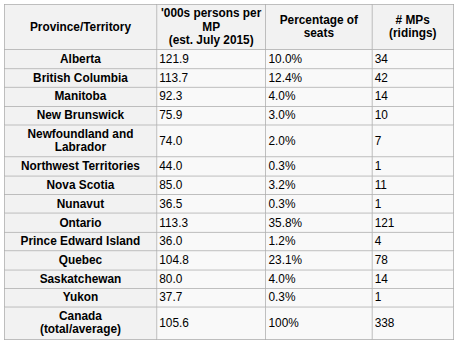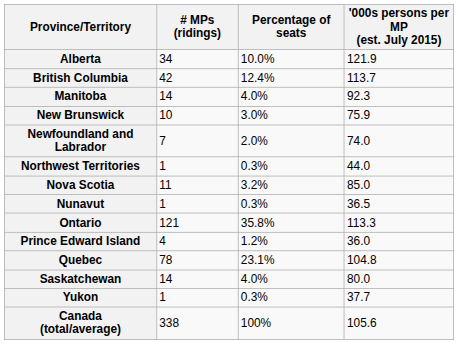columns swapped: (413, 27) <-> (211, 27)
